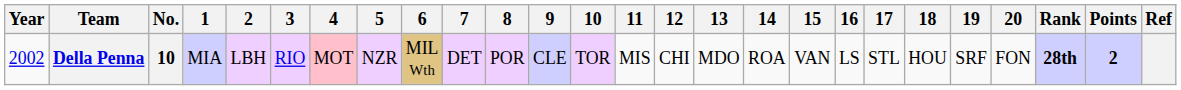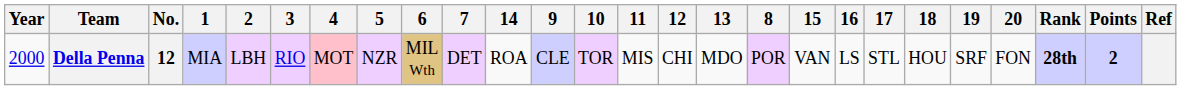columns swapped: (507, 18) <-> (767, 18)
(27, 58) 2002 -> (27, 58) 2000
(166, 58) 10 -> (166, 58) 12
